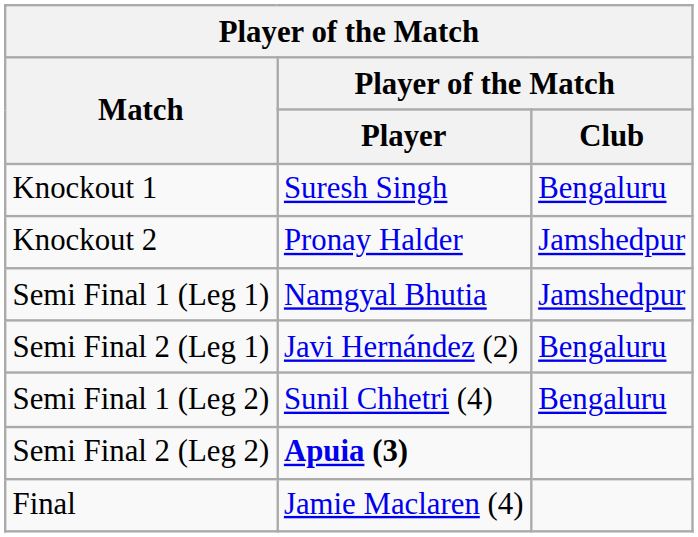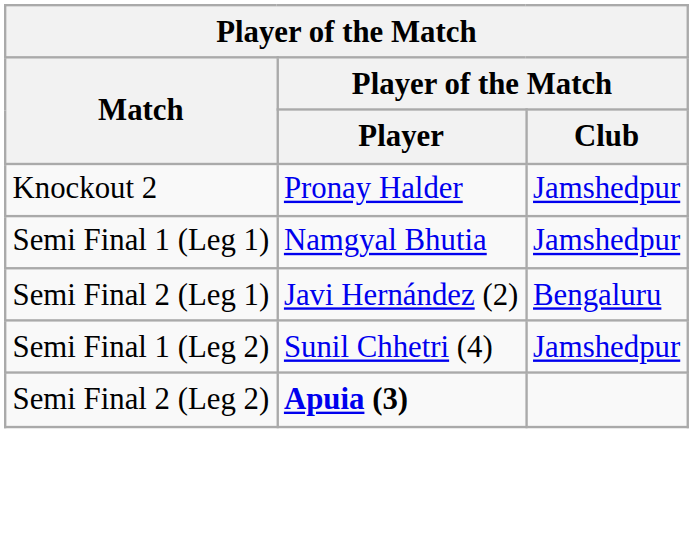- row: (85, 188)
(602, 398) Bengaluru -> (607, 346) Jamshedpur
- row: (44, 504)
